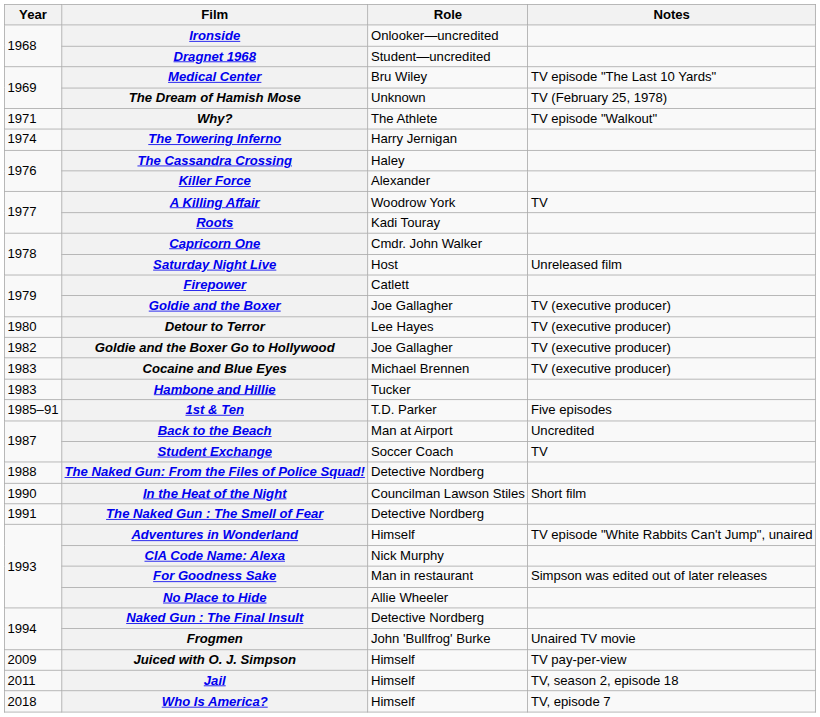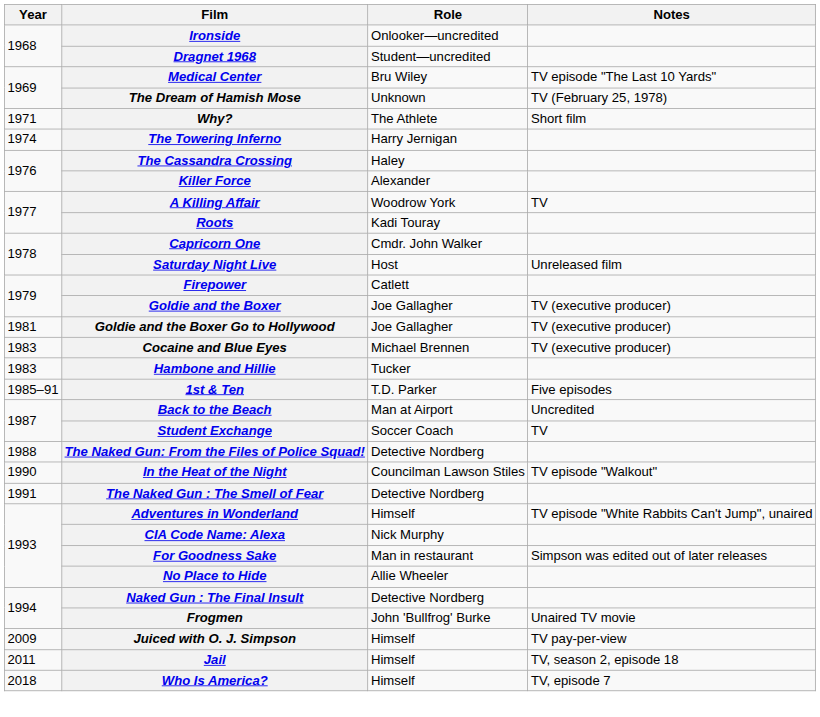(594, 118) TV episode "Walkout" -> (559, 118) Short film
- row: (215, 327)
(22, 347) 1982 -> (22, 327) 1981
(559, 493) Short film -> (594, 472) TV episode "Walkout"
